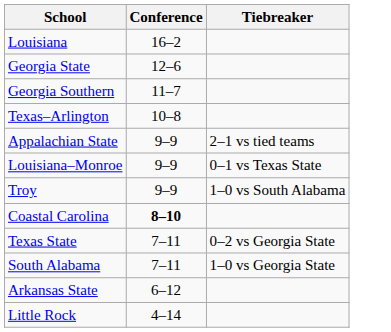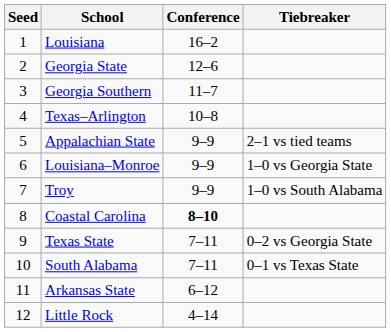+ column: (23, 17)
(266, 165) 0–1 vs Texas State -> (309, 165) 1–0 vs Georgia State
(272, 265) 1–0 vs Georgia State -> (303, 265) 0–1 vs Texas State
